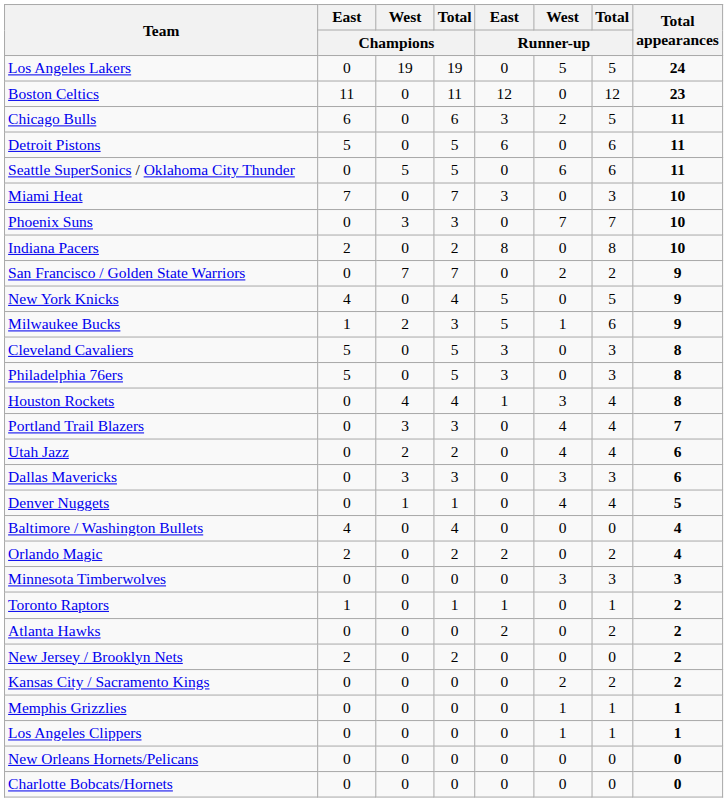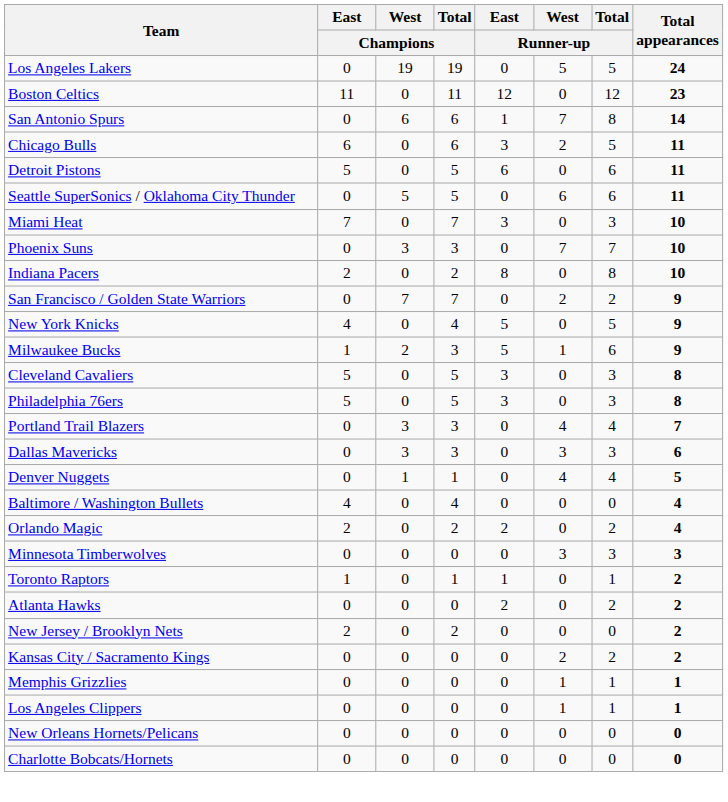+ row: (66, 119)
- row: (61, 400)
- row: (38, 452)
